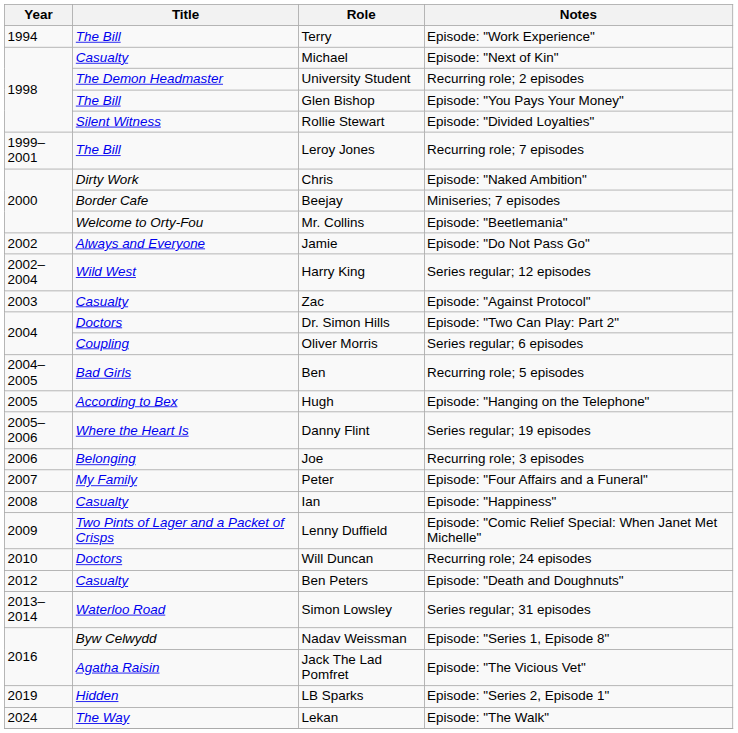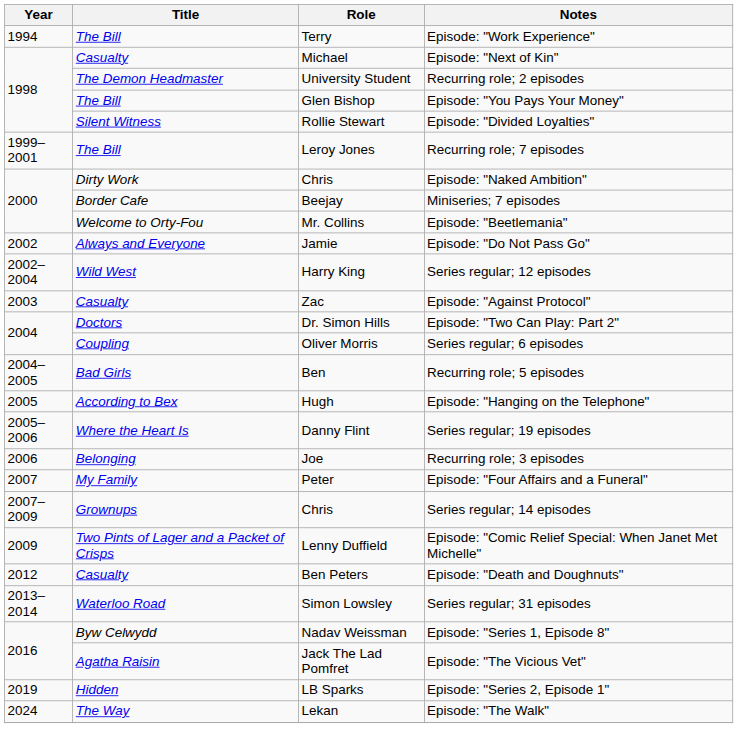+ row: (509, 509)
- row: (492, 501)
- row: (509, 559)
